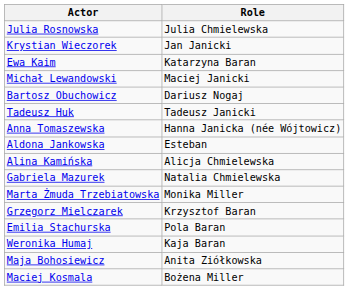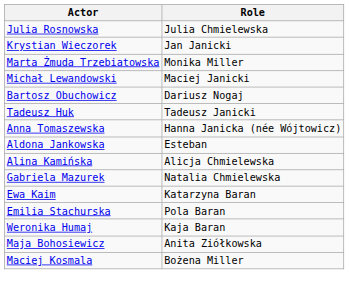rows swapped: (83, 194) <-> (31, 62)
- row: (65, 211)
